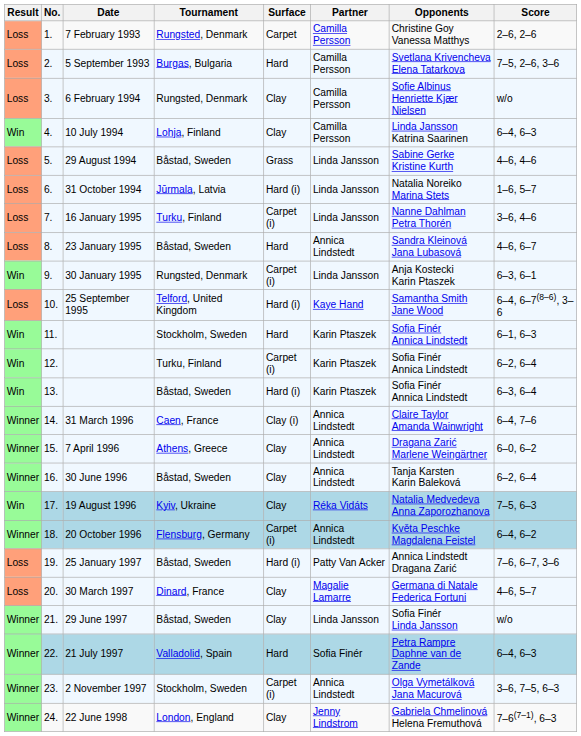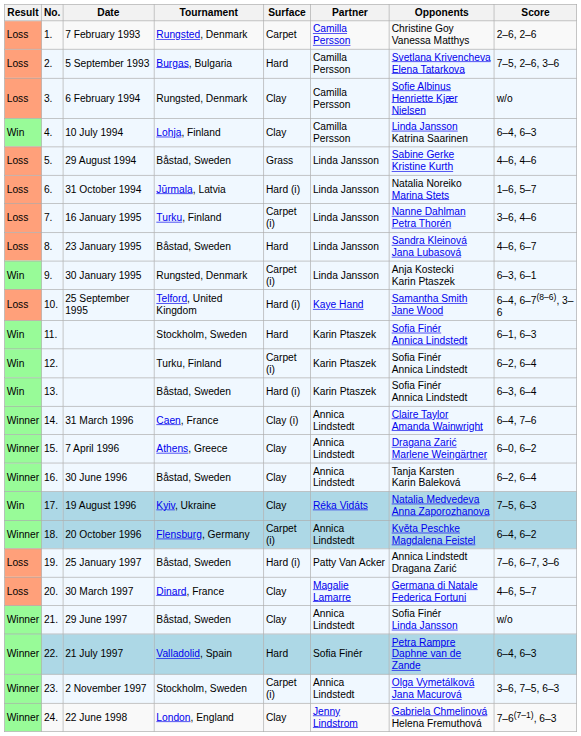(334, 246) Annica Lindstedt -> (346, 246) Linda Jansson
(346, 619) Linda Jansson -> (334, 619) Annica Lindstedt
